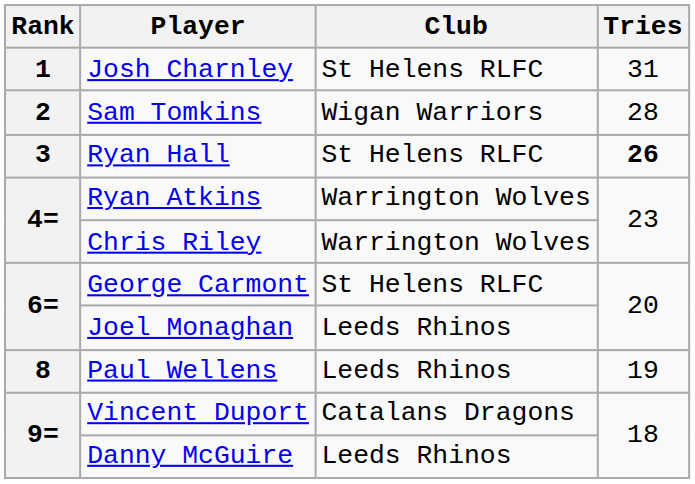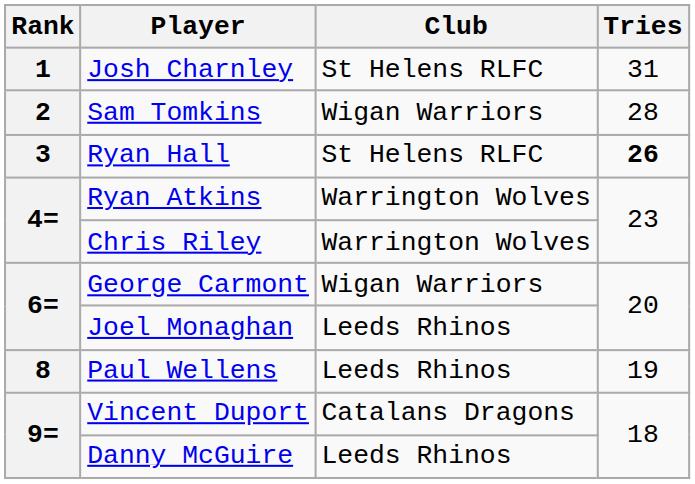(432, 285) St Helens RLFC -> (432, 285) Wigan Warriors
